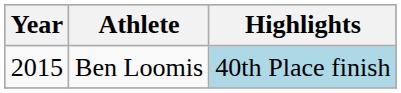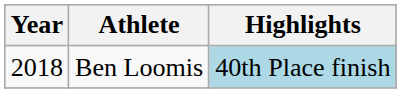(37, 66) 2015 -> (37, 66) 2018
